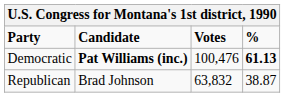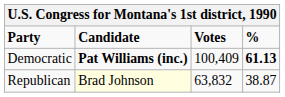(217, 59) 100,476 -> (217, 59) 100,409
(116, 80) no background -> (116, 80) lightyellow background
